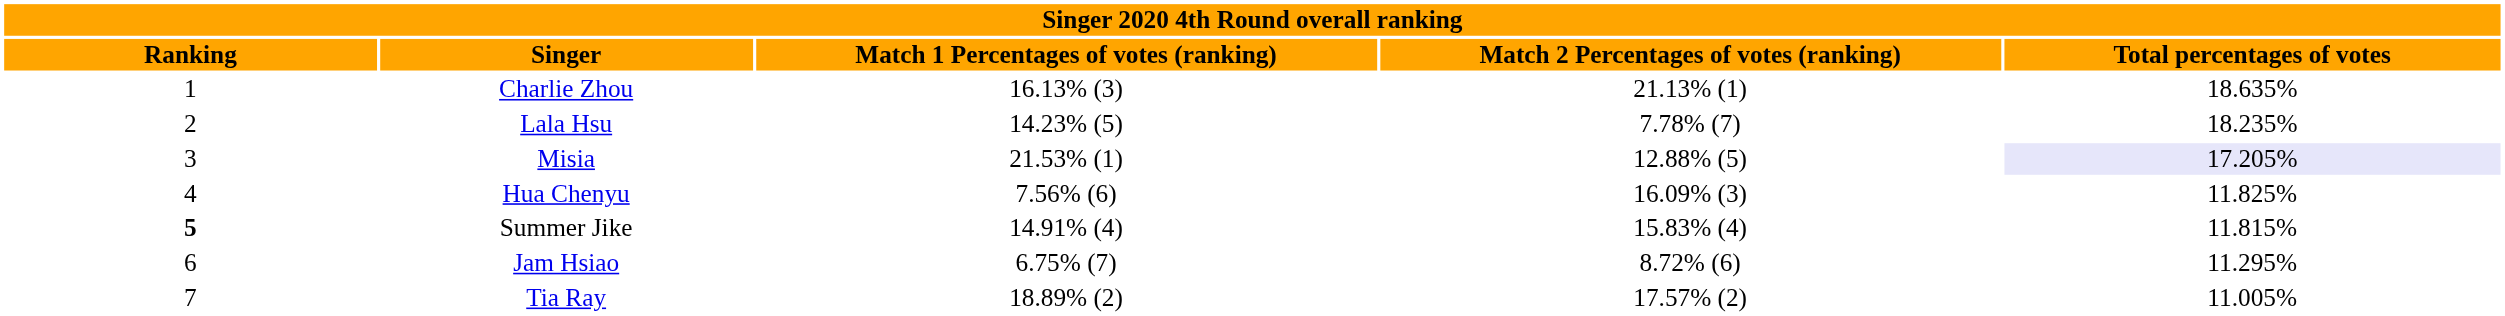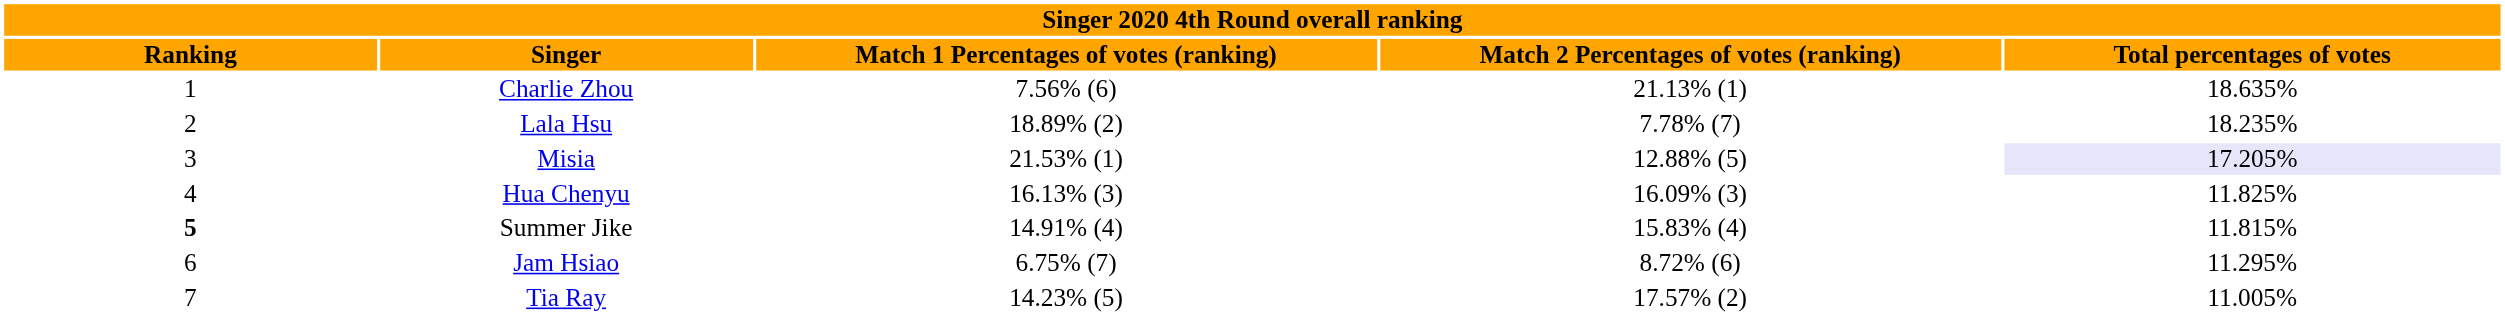(1066, 89) 16.13% (3) -> (1066, 89) 7.56% (6)
(1066, 123) 14.23% (5) -> (1066, 123) 18.89% (2)
(1066, 193) 7.56% (6) -> (1066, 193) 16.13% (3)
(1066, 297) 18.89% (2) -> (1066, 297) 14.23% (5)
